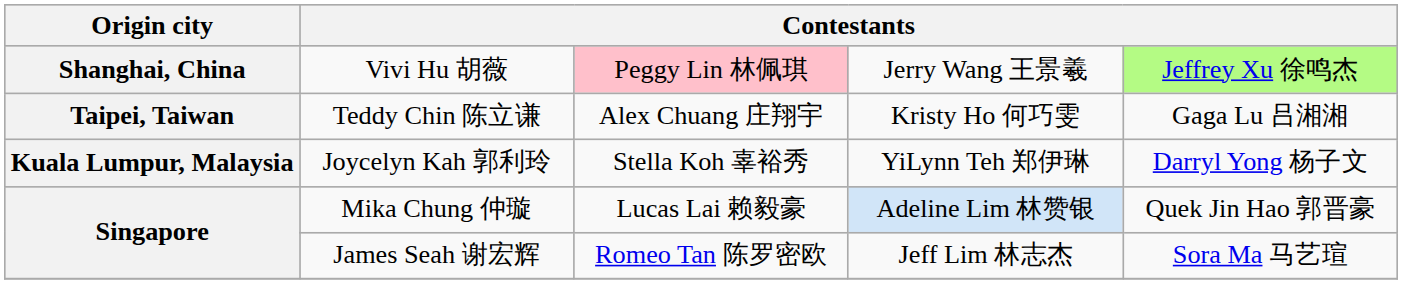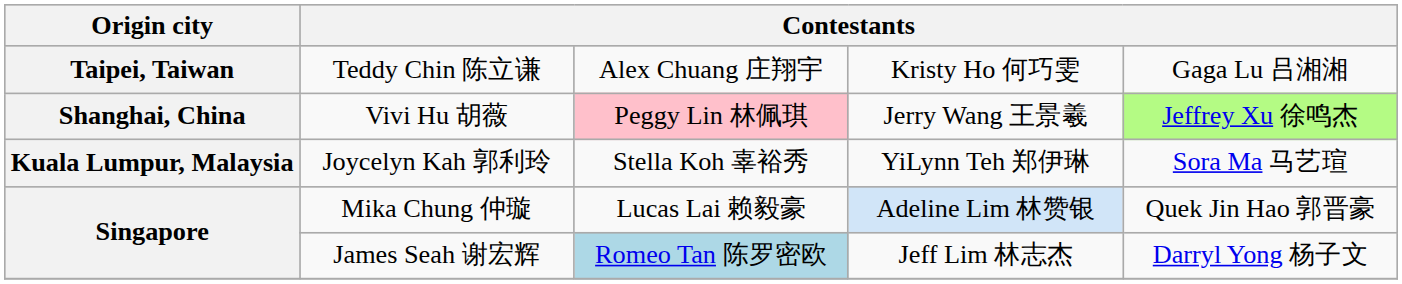rows swapped: (437, 115) <-> (437, 68)
(1260, 161) Darryl Yong 杨子文 -> (1260, 161) Sora Ma 马艺瑄
(711, 254) no background -> (711, 254) lightblue background
(1260, 254) Sora Ma 马艺瑄 -> (1260, 254) Darryl Yong 杨子文
